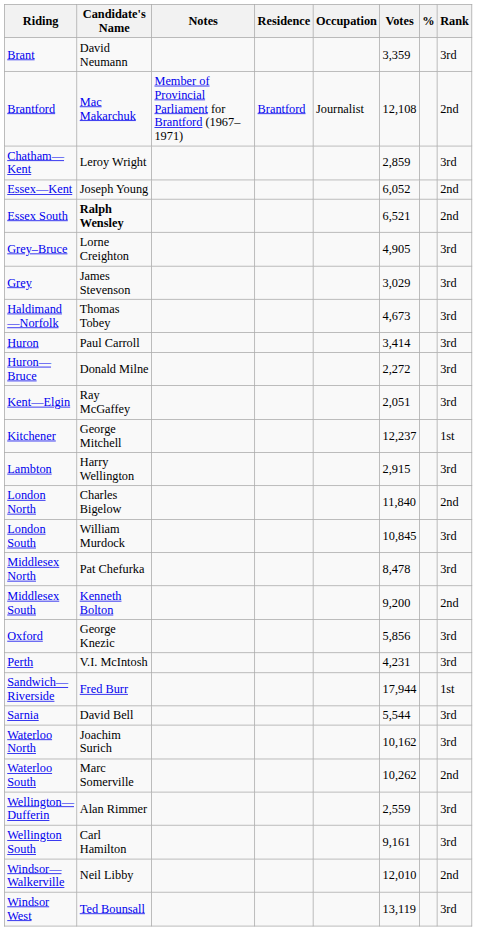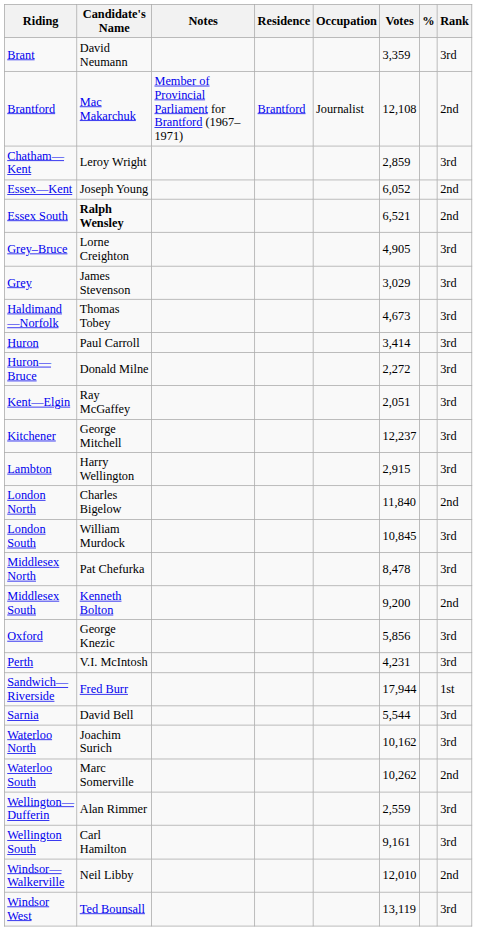(447, 435) 1st -> (448, 435) 3rd
